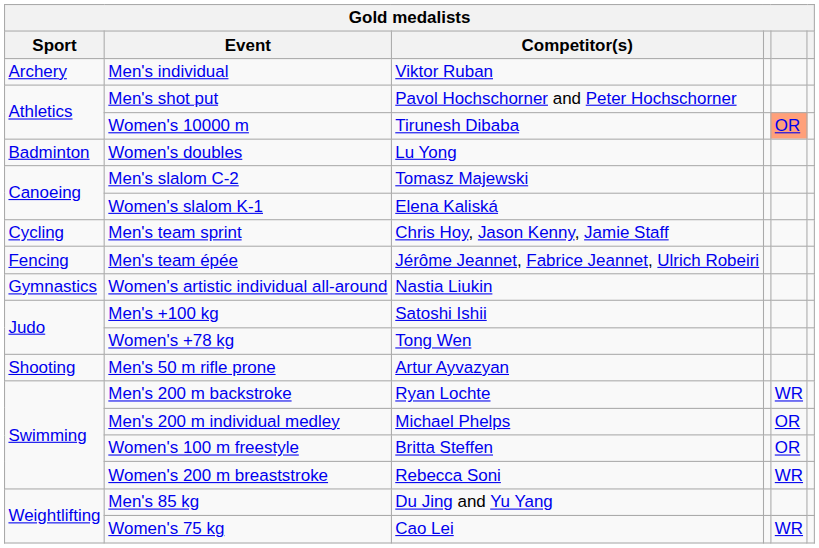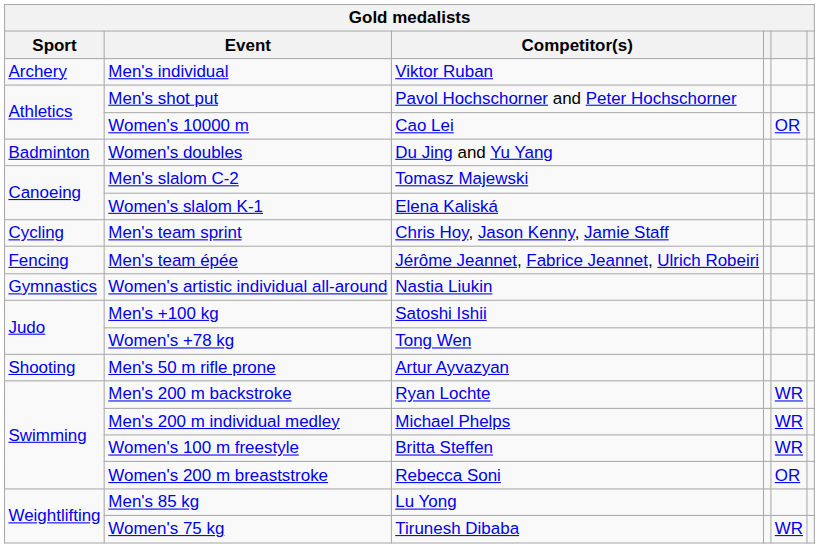(457, 125) Tirunesh Dibaba -> (425, 125) Cao Lei
(788, 125) lightsalmon background -> (788, 125) no background
(426, 152) Lu Yong -> (474, 152) Du Jing and Yu Yang
(788, 421) OR -> (789, 421) WR
(788, 448) OR -> (789, 448) WR
(789, 475) WR -> (788, 475) OR
(474, 502) Du Jing and Yu Yang -> (426, 502) Lu Yong
(425, 529) Cao Lei -> (457, 529) Tirunesh Dibaba
